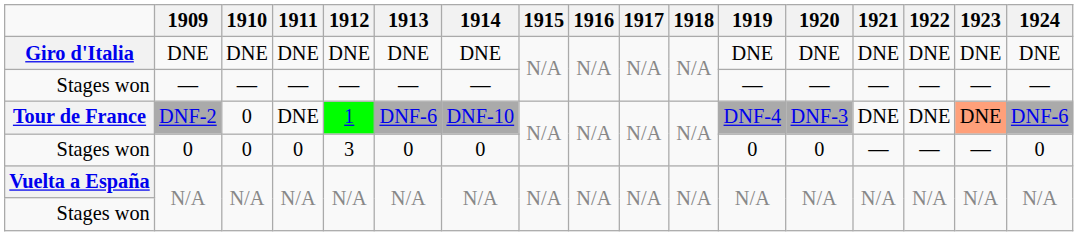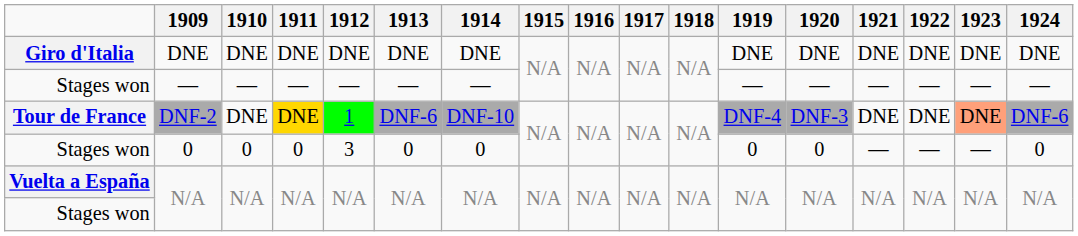(247, 117) 0 -> (247, 117) DNE
(298, 117) no background -> (298, 117) gold background
